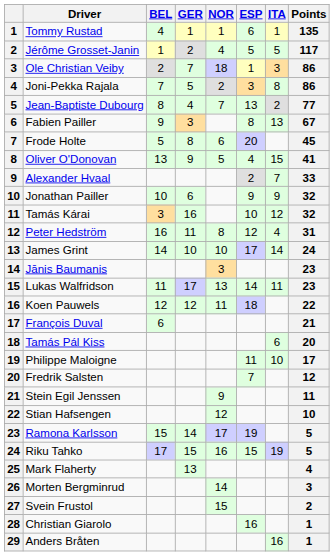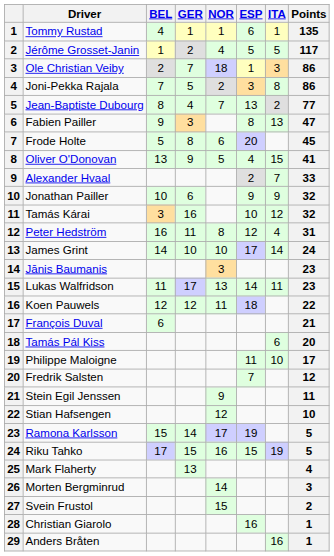(309, 122) 67 -> (309, 122) 47
